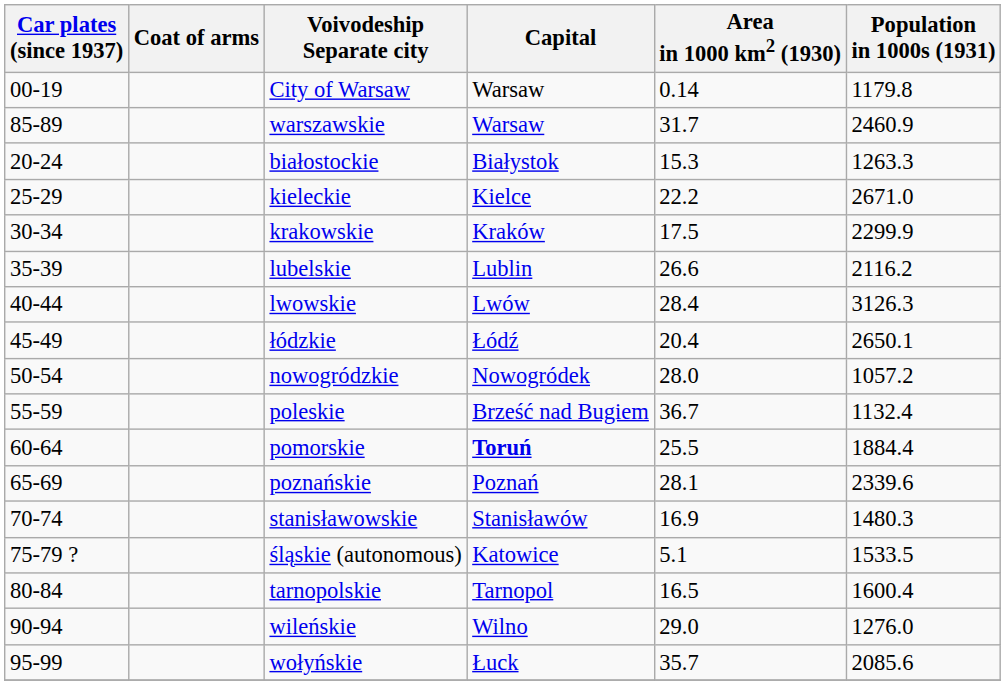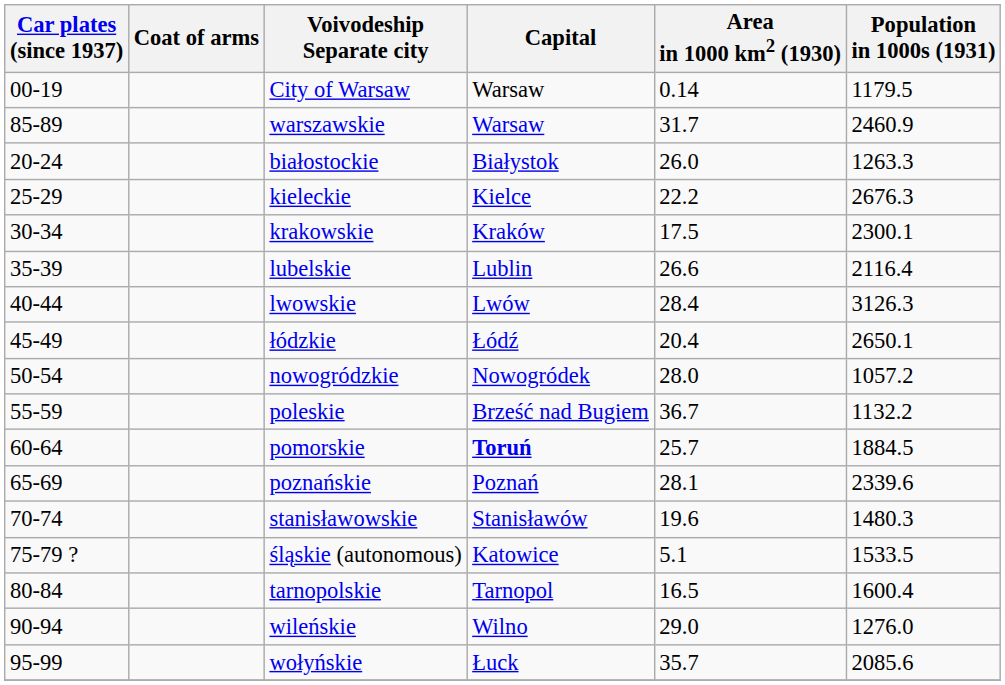(882, 89) 1179.8 -> (882, 89) 1179.5
(679, 161) 15.3 -> (679, 161) 26.0
(882, 196) 2671.0 -> (882, 196) 2676.3
(882, 232) 2299.9 -> (882, 232) 2300.1
(882, 268) 2116.2 -> (882, 268) 2116.4
(882, 411) 1132.4 -> (882, 411) 1132.2
(679, 447) 25.5 -> (679, 447) 25.7
(882, 447) 1884.4 -> (882, 447) 1884.5
(679, 518) 16.9 -> (679, 518) 19.6
